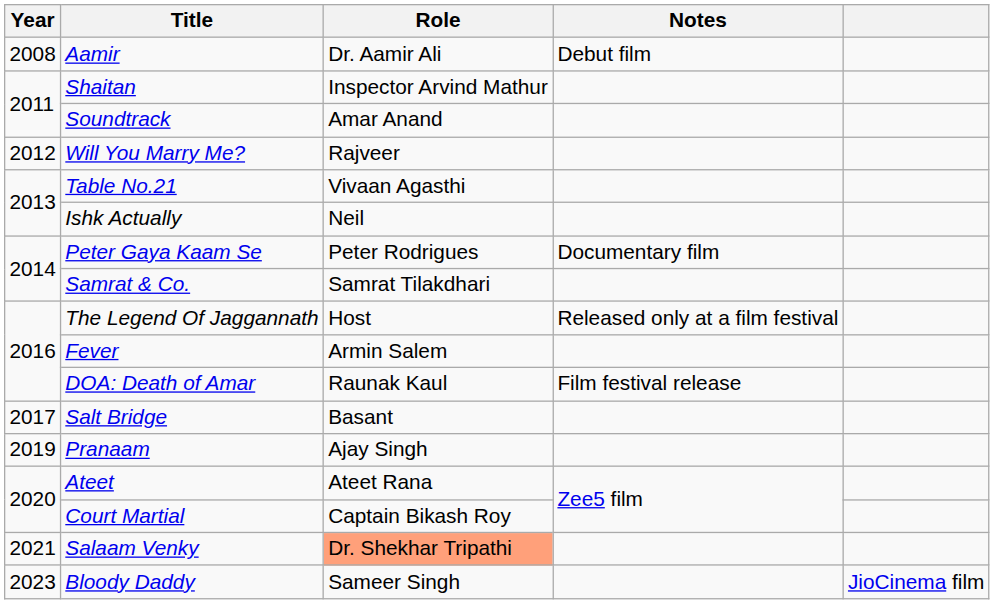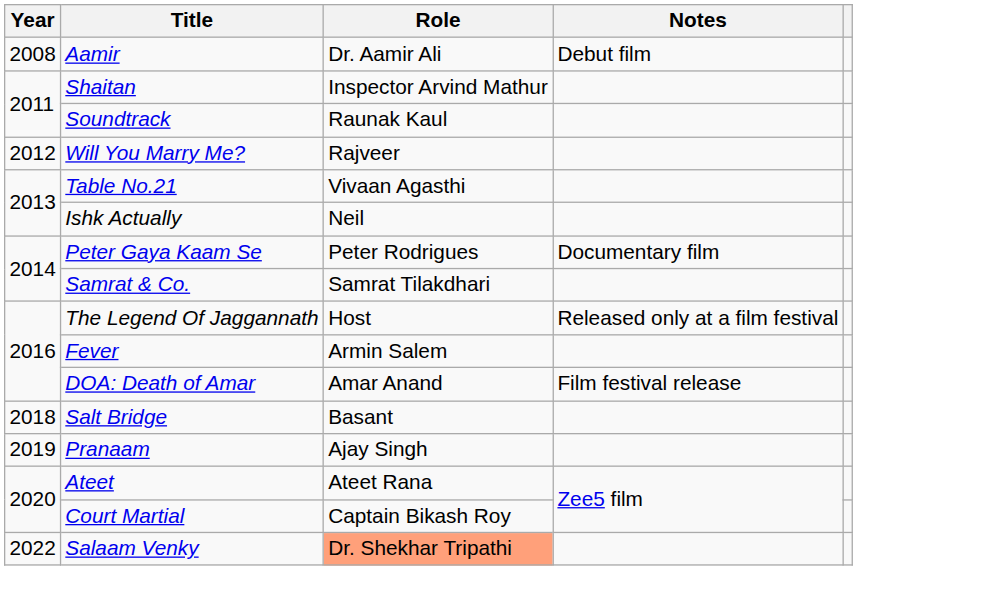(385, 119) Amar Anand -> (388, 119) Raunak Kaul
(388, 383) Raunak Kaul -> (385, 383) Amar Anand
(33, 416) 2017 -> (33, 416) 2018
(33, 548) 2021 -> (33, 548) 2022
- row: (130, 581)
